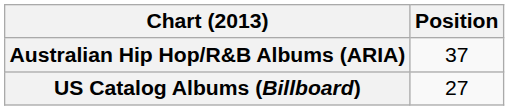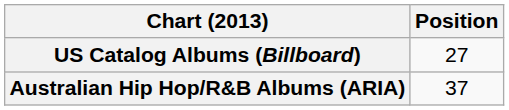rows swapped: (207, 54) <-> (207, 88)
